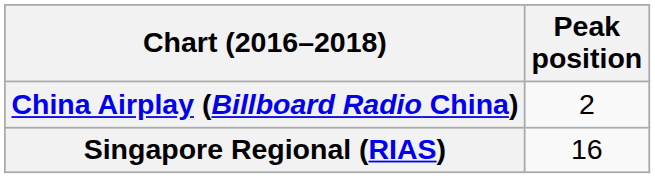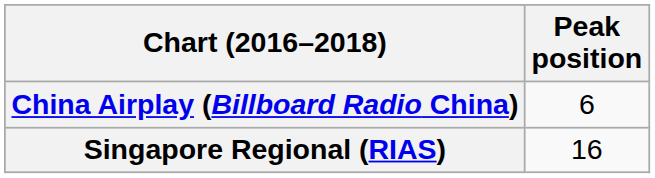(587, 104) 2 -> (587, 104) 6
